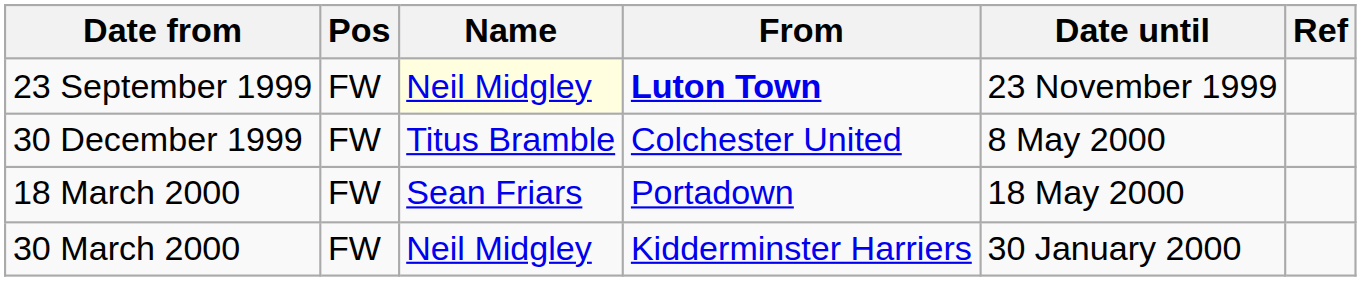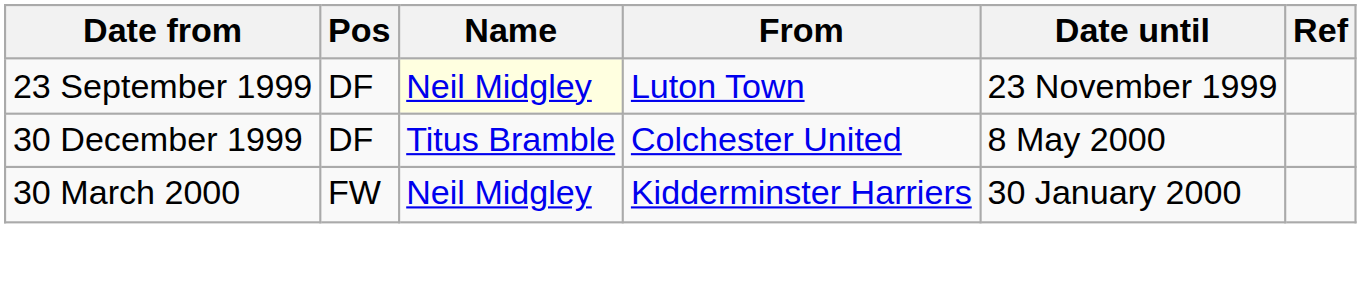(354, 85) FW -> (351, 85) DF
(726, 85) bold -> (718, 85) normal
(354, 139) FW -> (351, 139) DF
- row: (127, 193)
